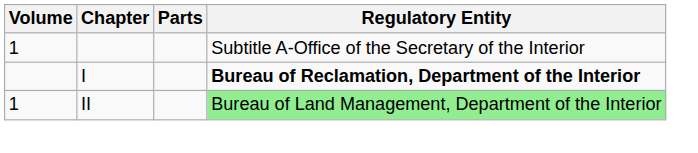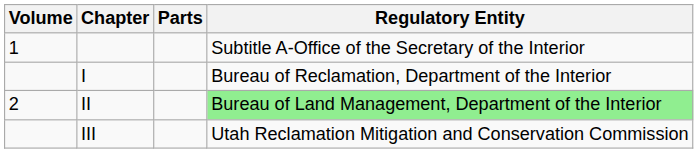(426, 76) bold -> (411, 76) normal
(14, 104) 1 -> (14, 104) 2
+ row: (89, 133)
